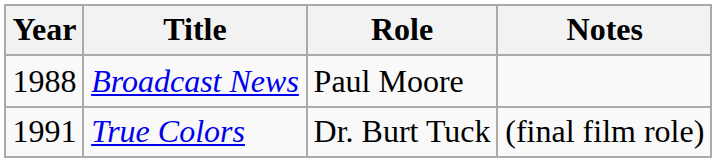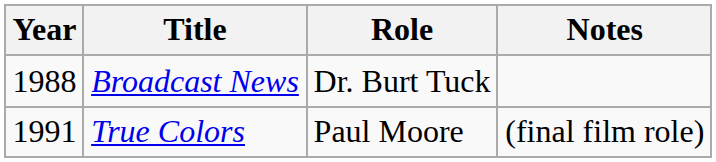(389, 80) Paul Moore -> (402, 80) Dr. Burt Tuck
(402, 131) Dr. Burt Tuck -> (389, 131) Paul Moore
